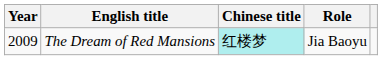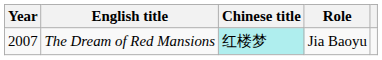(23, 41) 2009 -> (23, 41) 2007
